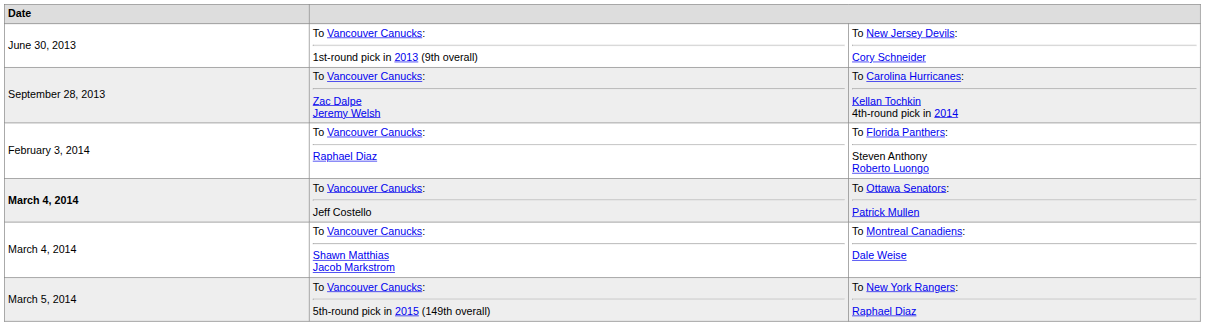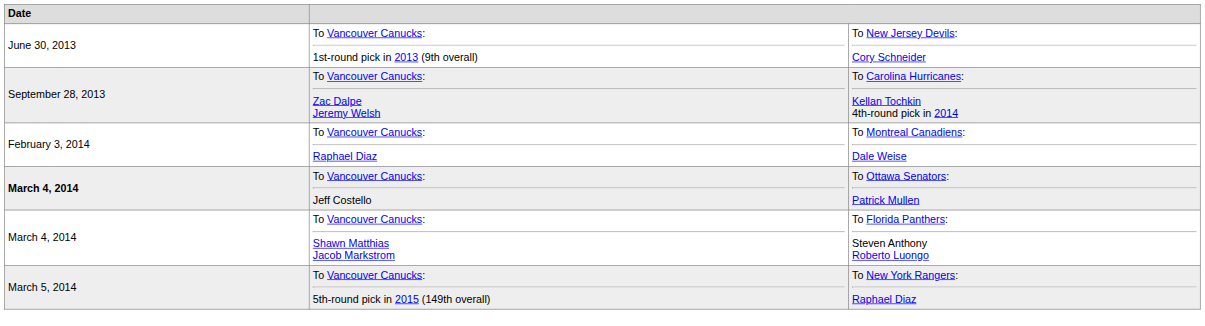(1024, 150) To Florida Panthers: Steven Anthony Roberto Luongo -> (1024, 144) To Montreal Canadiens: Dale Weise
(1024, 244) To Montreal Canadiens: Dale Weise -> (1024, 237) To Florida Panthers: Steven Anthony Roberto Luongo
